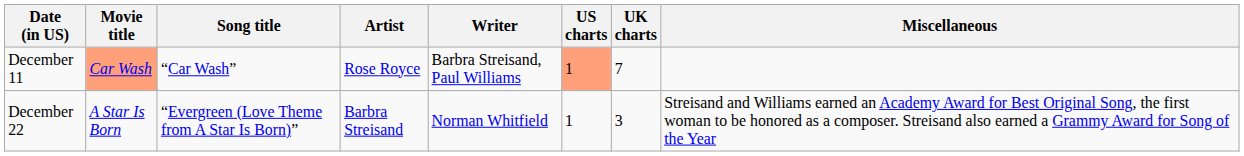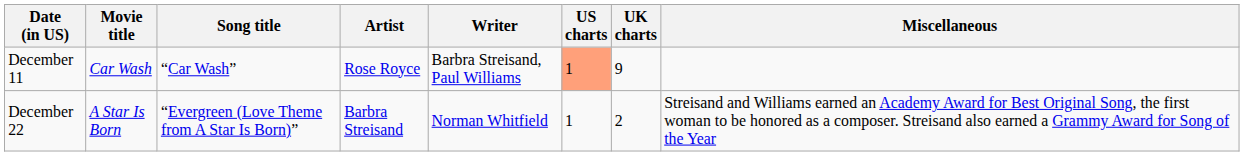(121, 68) lightsalmon background -> (121, 68) no background
(619, 68) 7 -> (619, 68) 9
(619, 120) 3 -> (619, 120) 2
